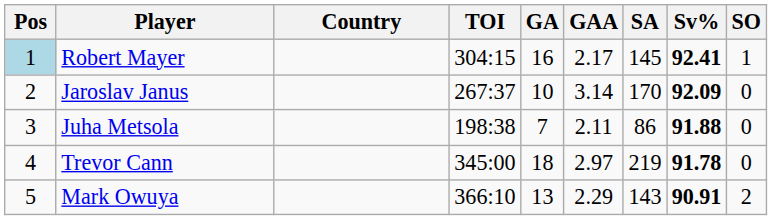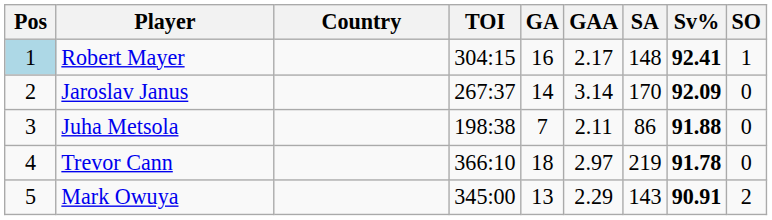(645, 57) 145 -> (645, 57) 148
(542, 92) 10 -> (542, 92) 14
(485, 162) 345:00 -> (485, 162) 366:10
(485, 197) 366:10 -> (485, 197) 345:00
